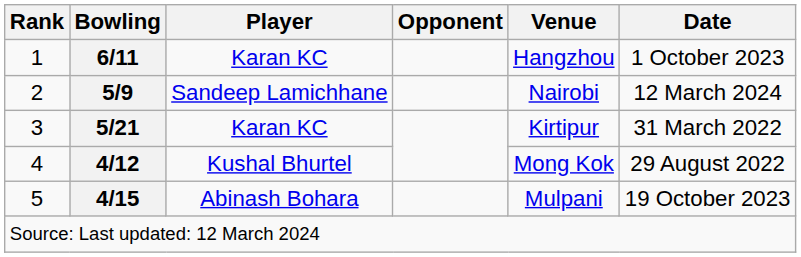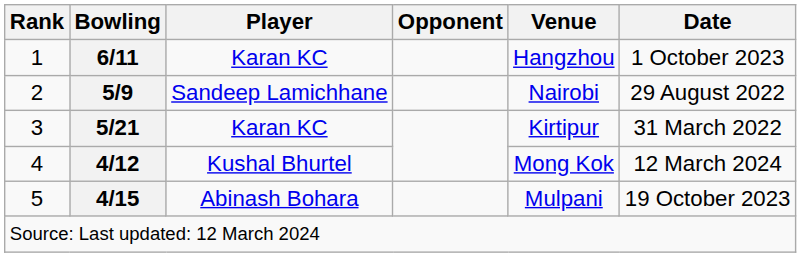(708, 92) 12 March 2024 -> (708, 92) 29 August 2022
(708, 163) 29 August 2022 -> (708, 163) 12 March 2024
